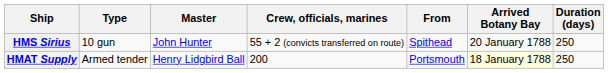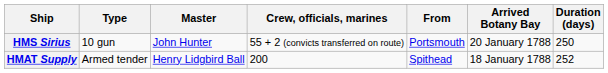(431, 42) Spithead -> (437, 42) Portsmouth
(437, 59) Portsmouth -> (431, 59) Spithead
(510, 59) lightyellow background -> (510, 59) no background
(565, 59) 250 -> (565, 59) 252
